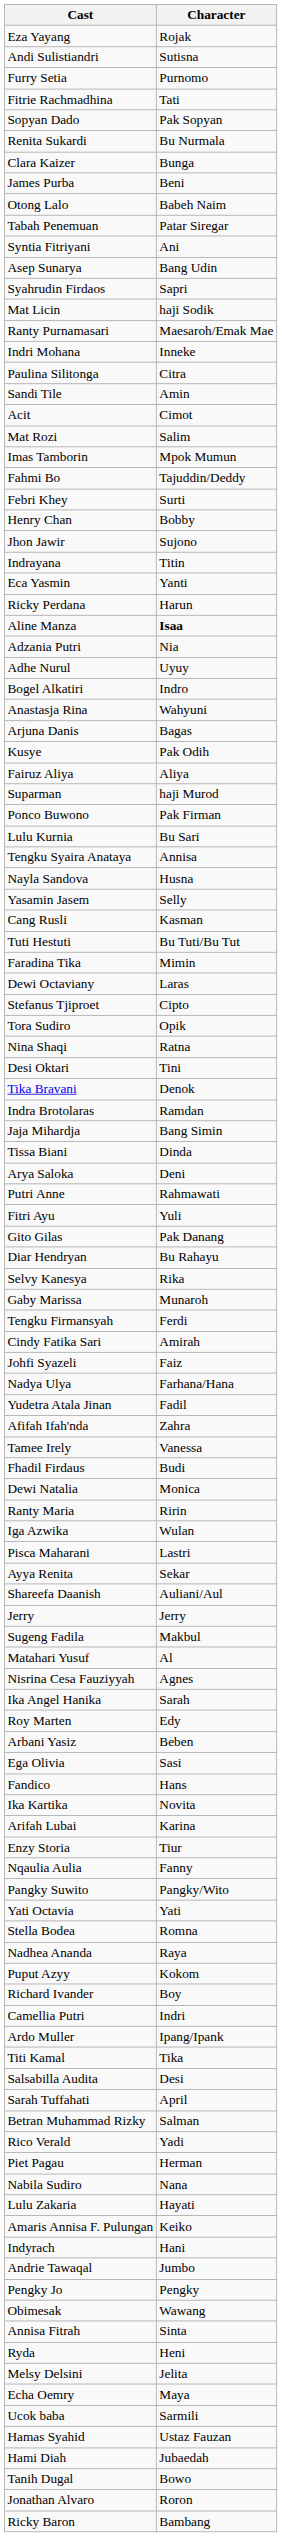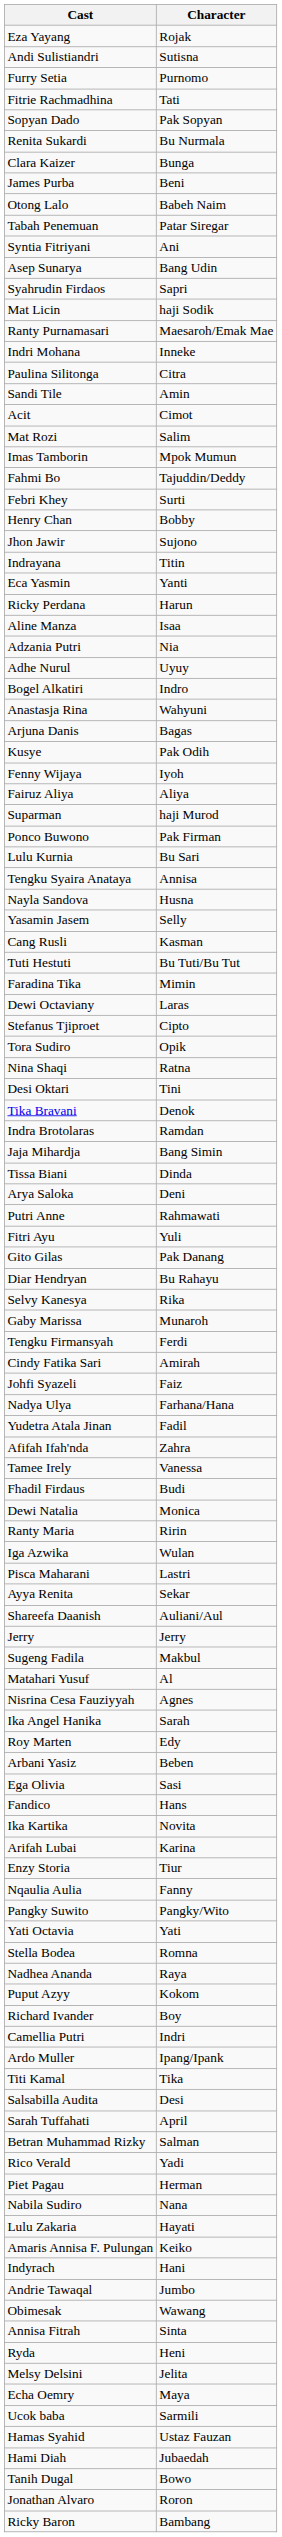(171, 625) bold -> (170, 625) normal
+ row: (45, 773)
- row: (35, 2289)
